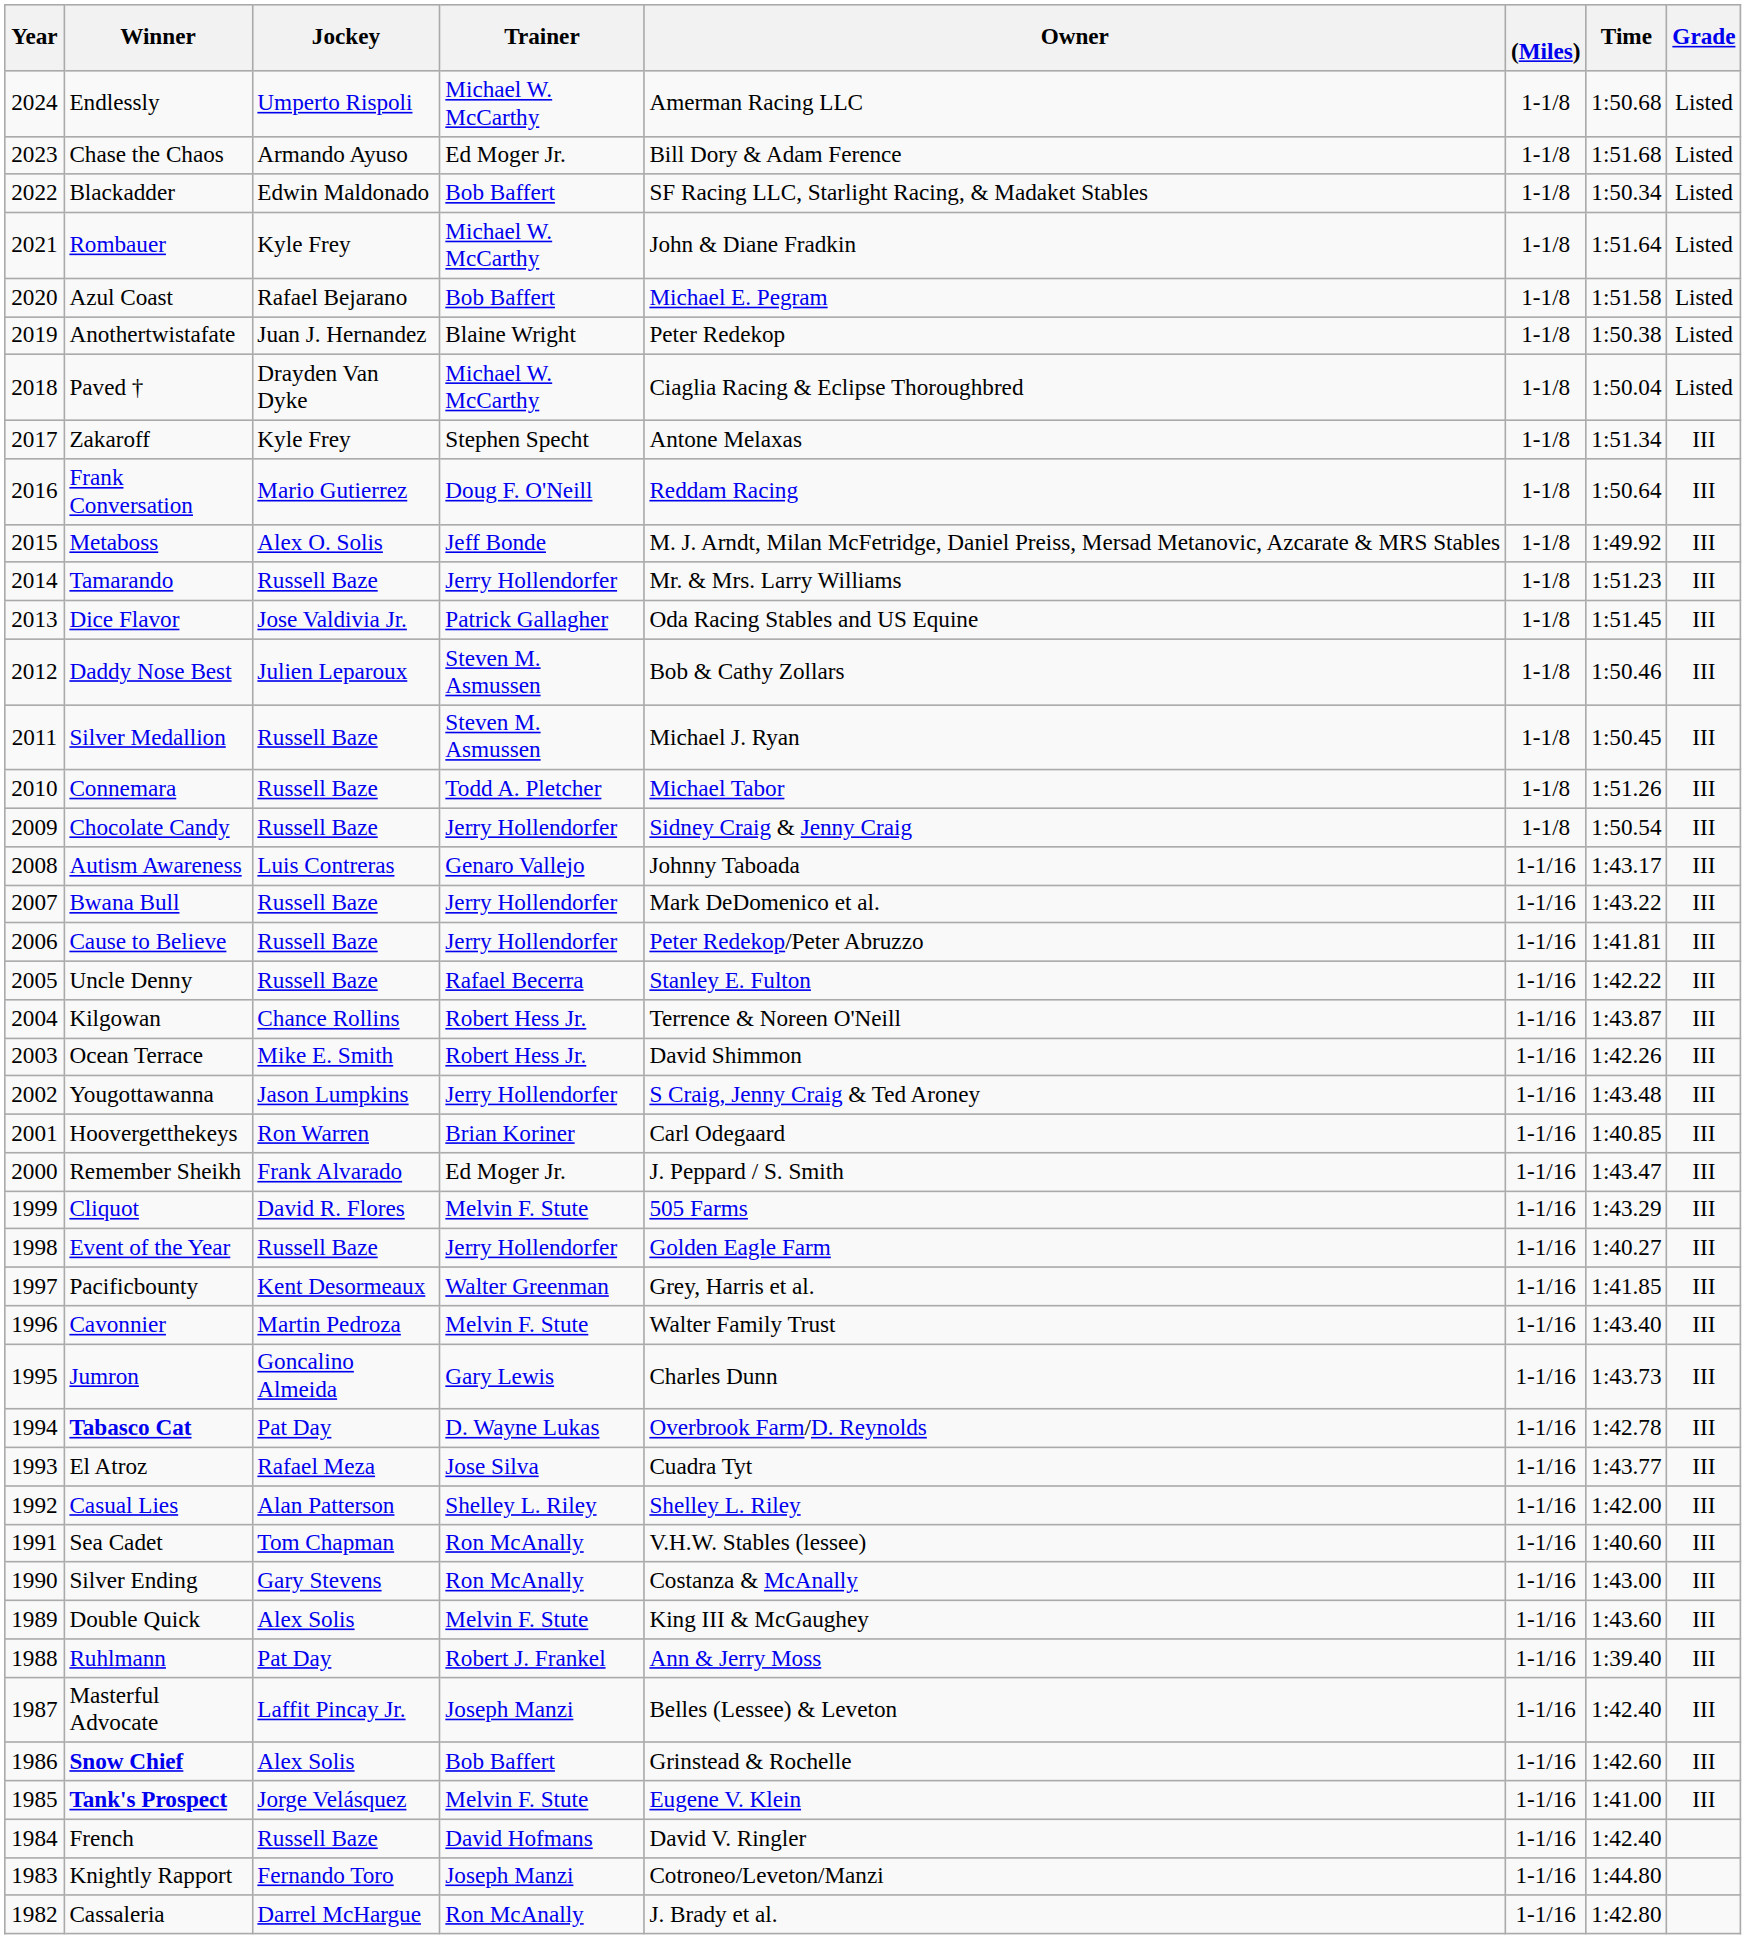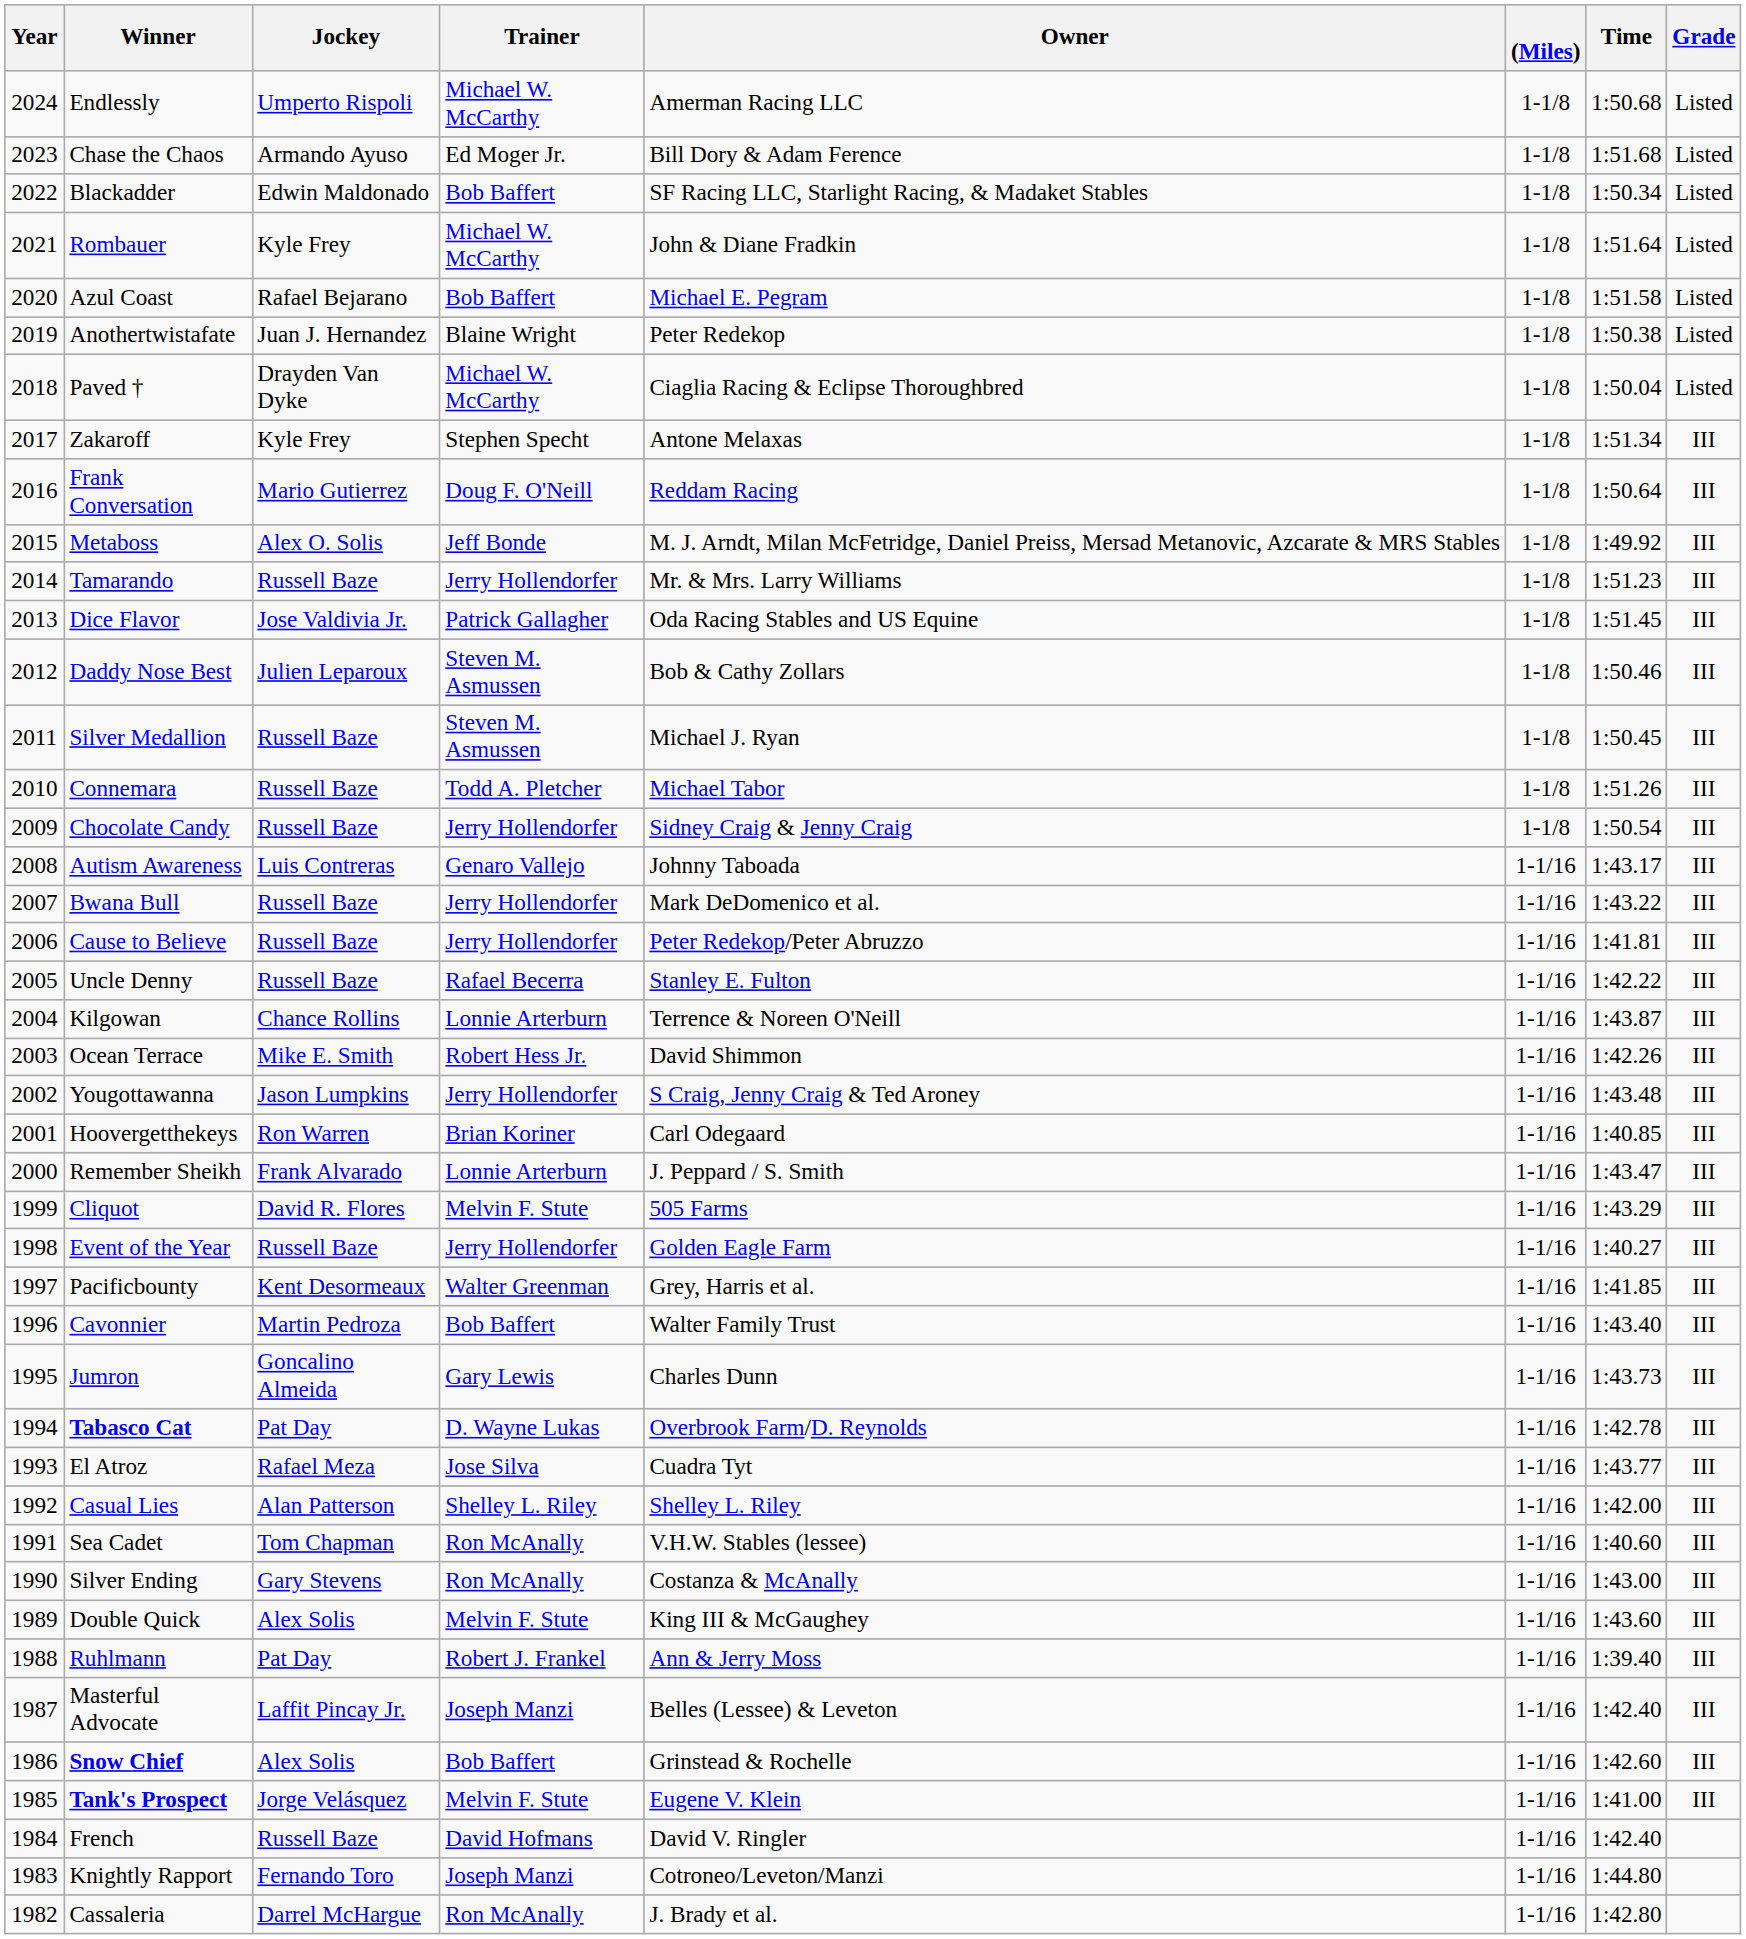(516, 1018) Robert Hess Jr. -> (526, 1018) Lonnie Arterburn
(506, 1171) Ed Moger Jr. -> (526, 1171) Lonnie Arterburn
(517, 1324) Melvin F. Stute -> (500, 1324) Bob Baffert
